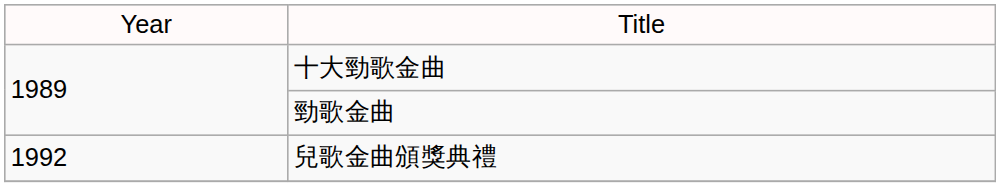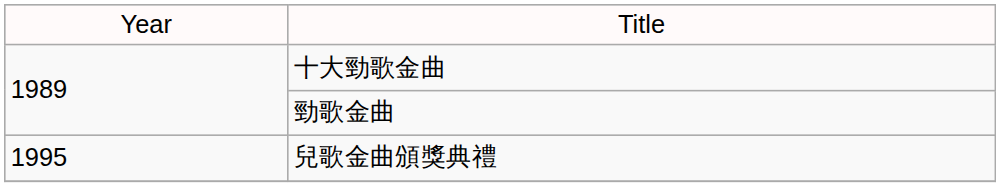(39, 157) 1992 -> (39, 157) 1995
